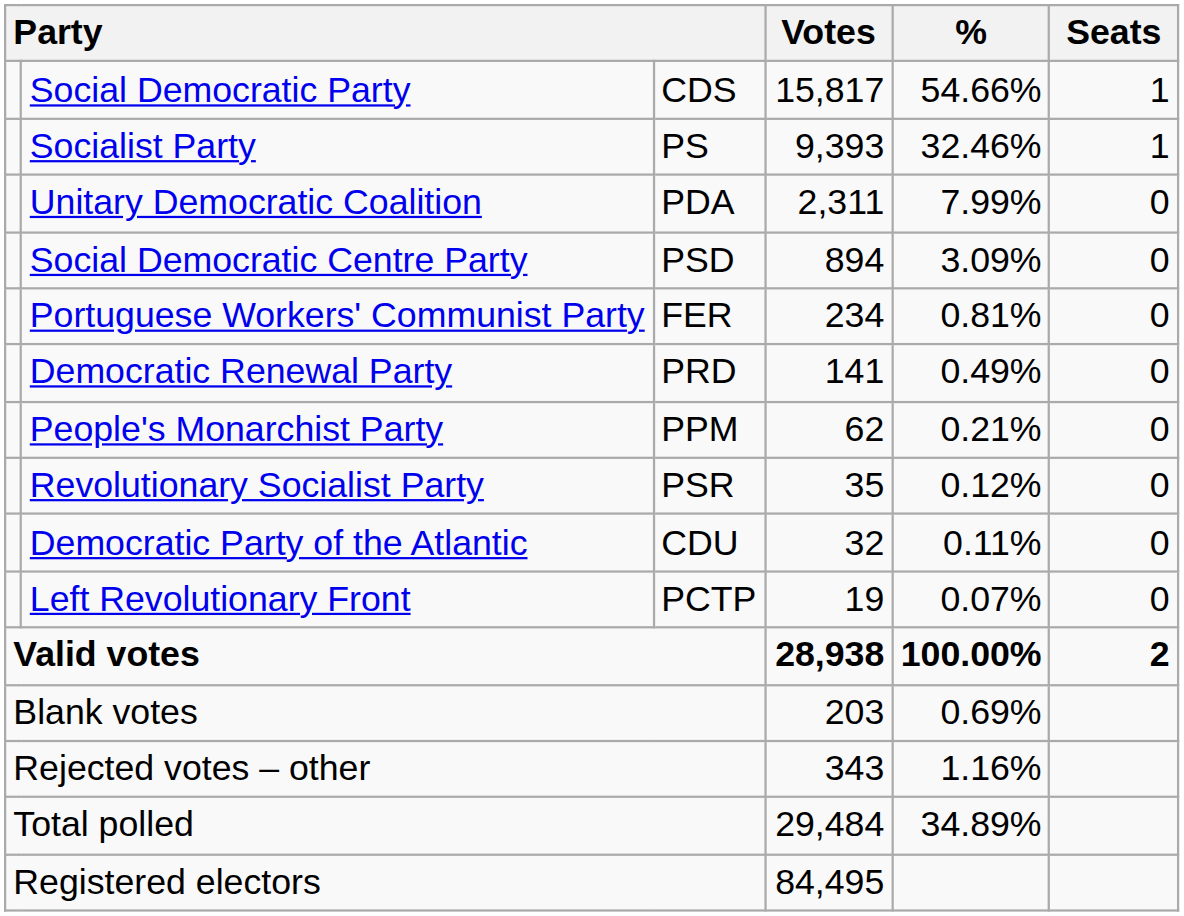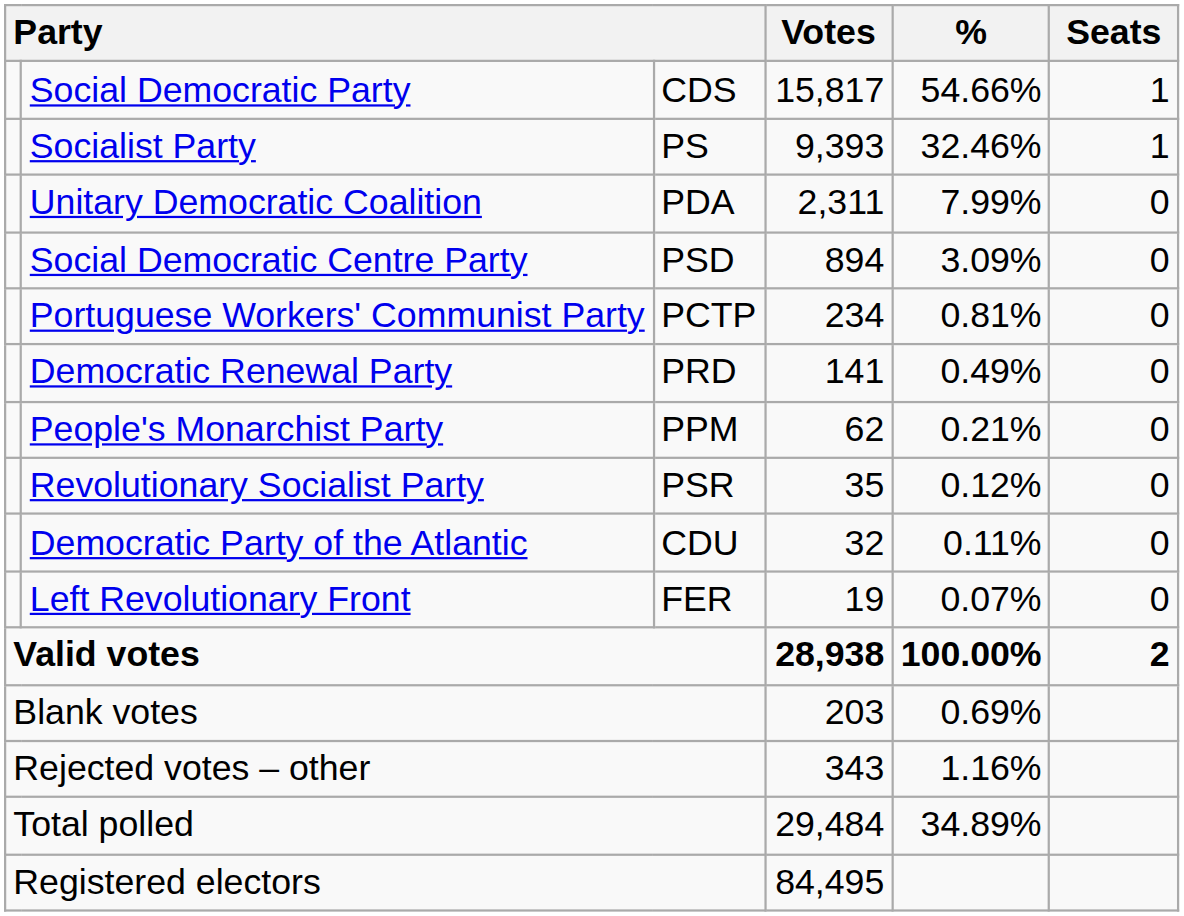(697, 315) FER -> (709, 315) PCTP
(709, 598) PCTP -> (697, 598) FER
